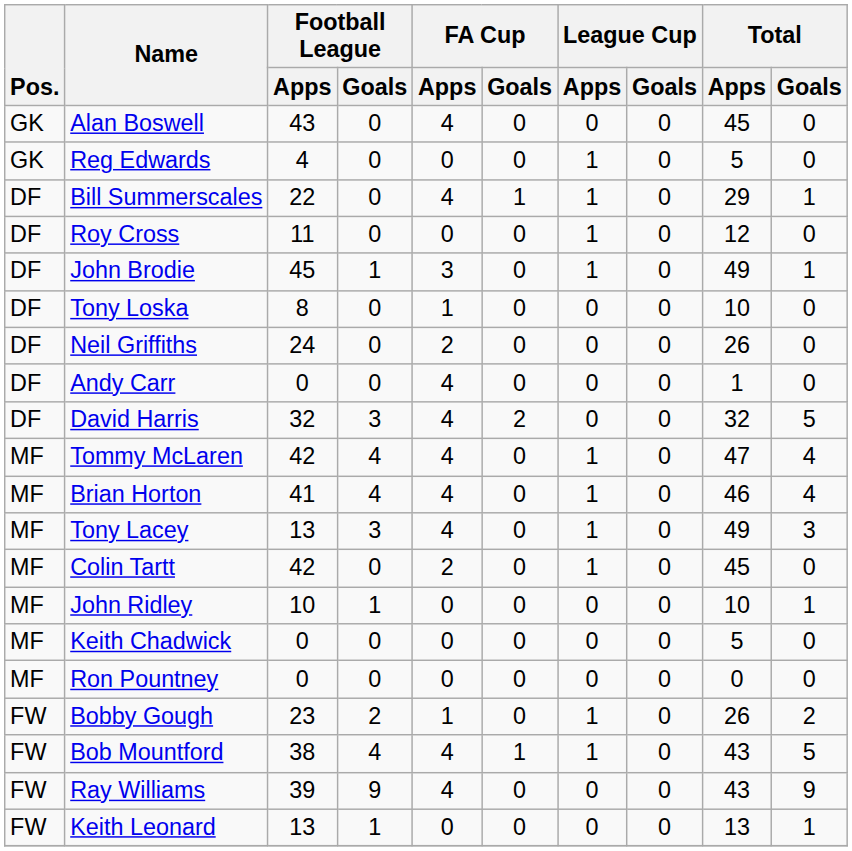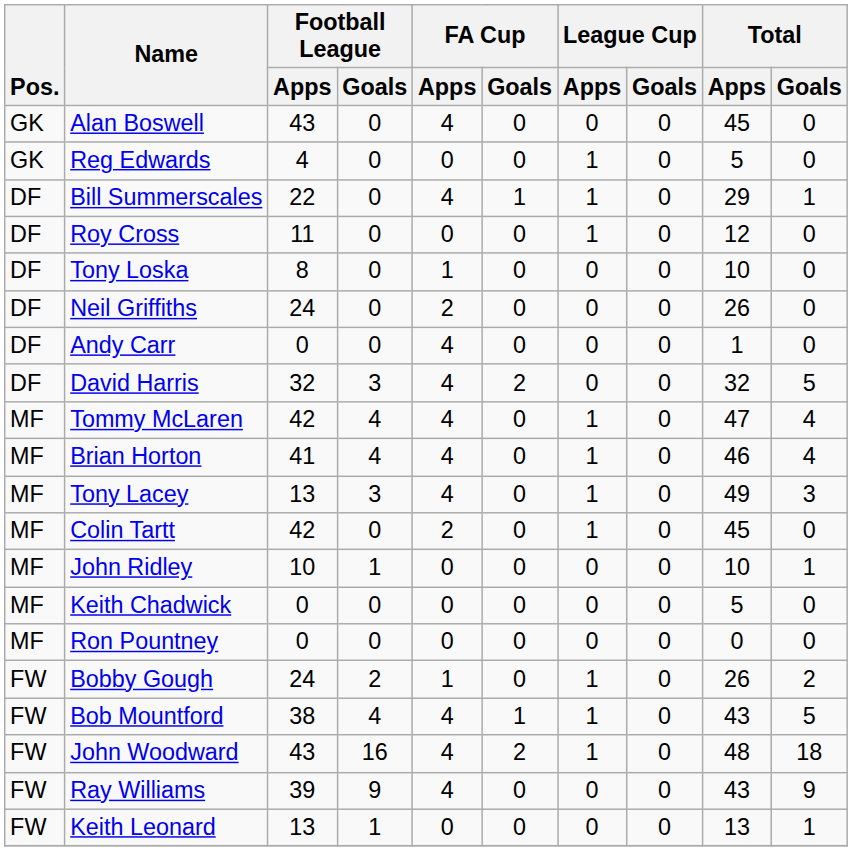- row: (133, 271)
(302, 716) 23 -> (302, 679) 24
+ row: (154, 753)
